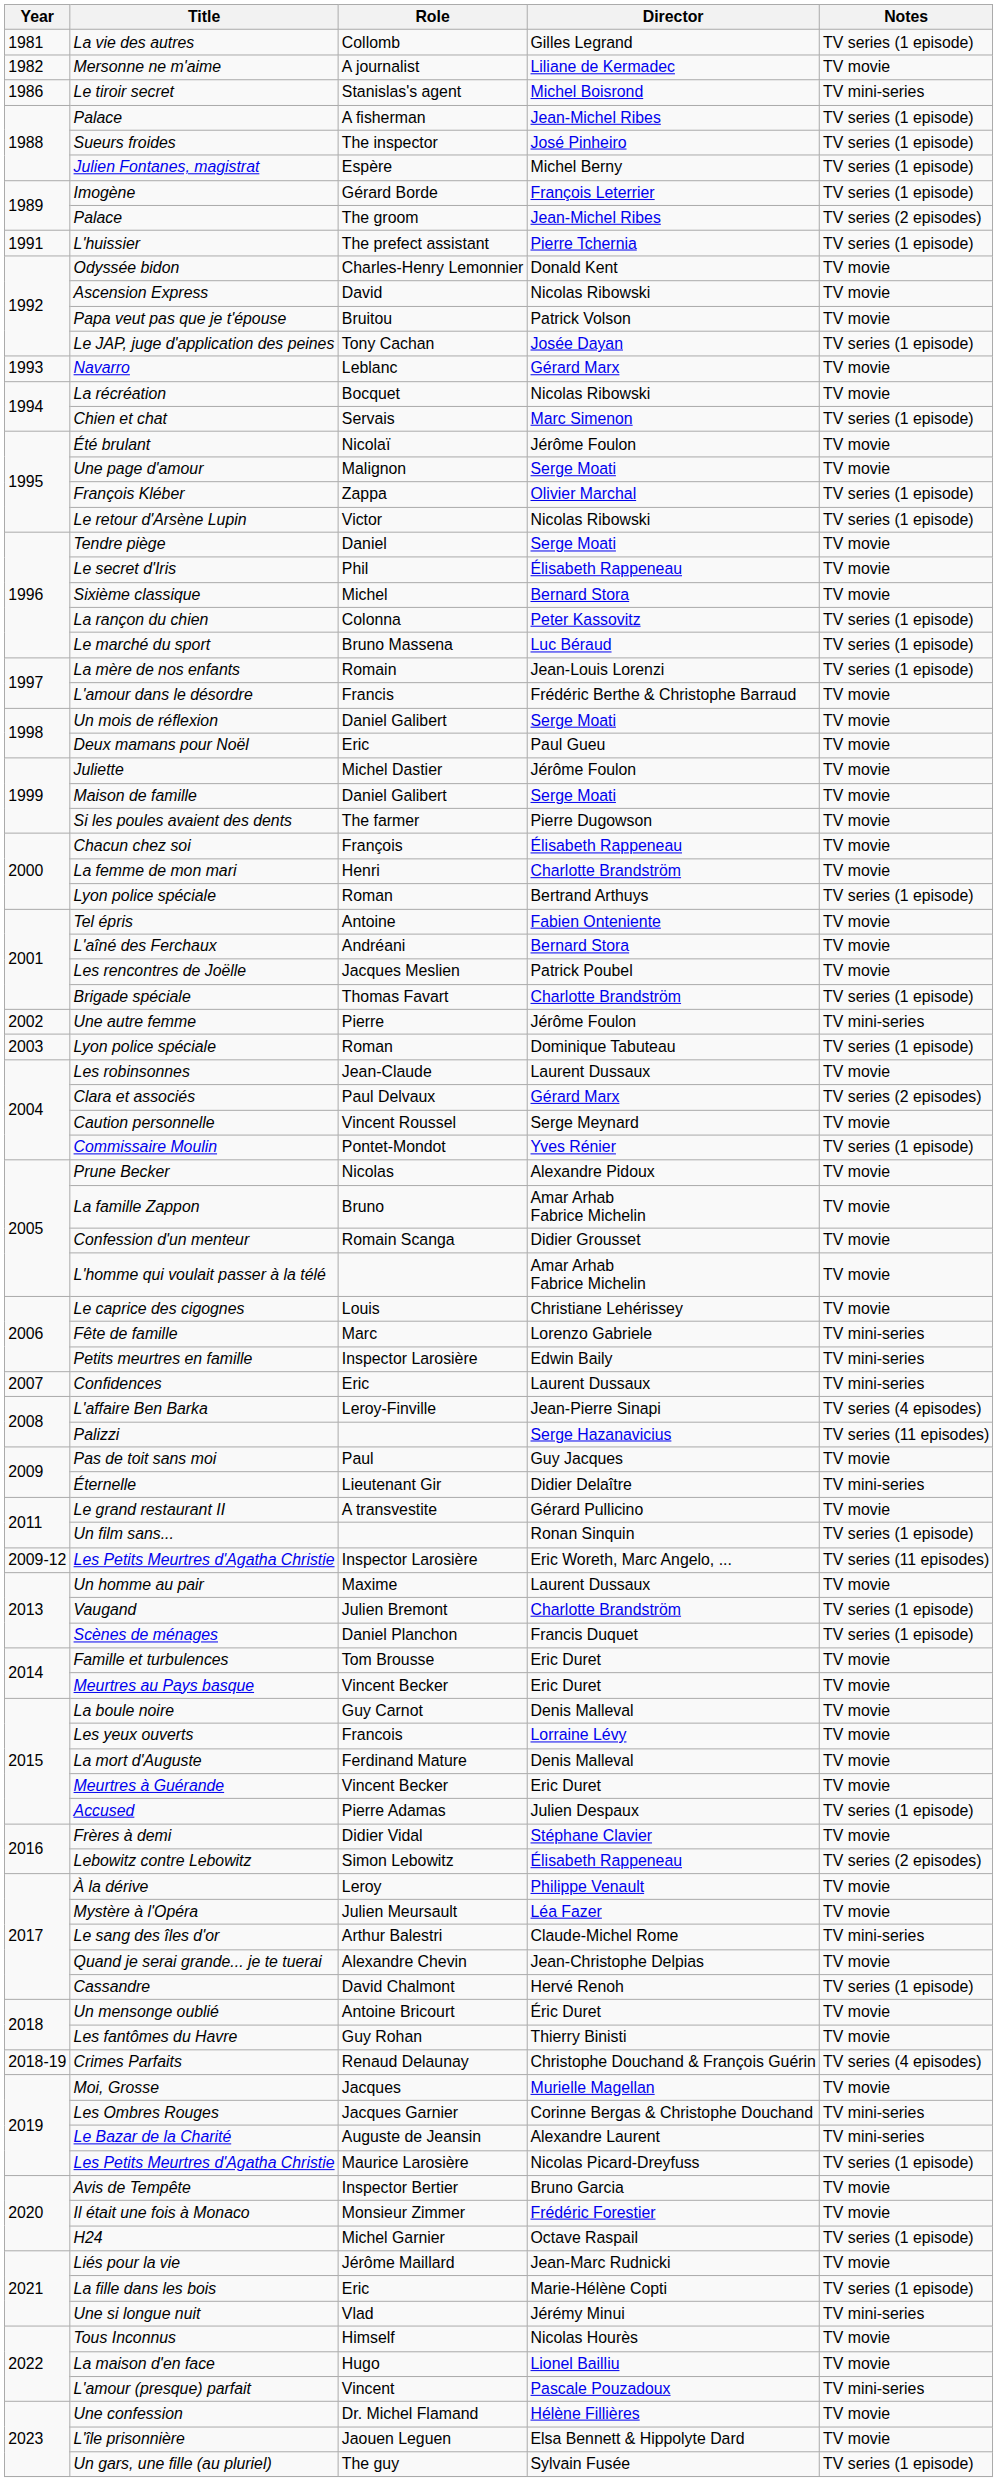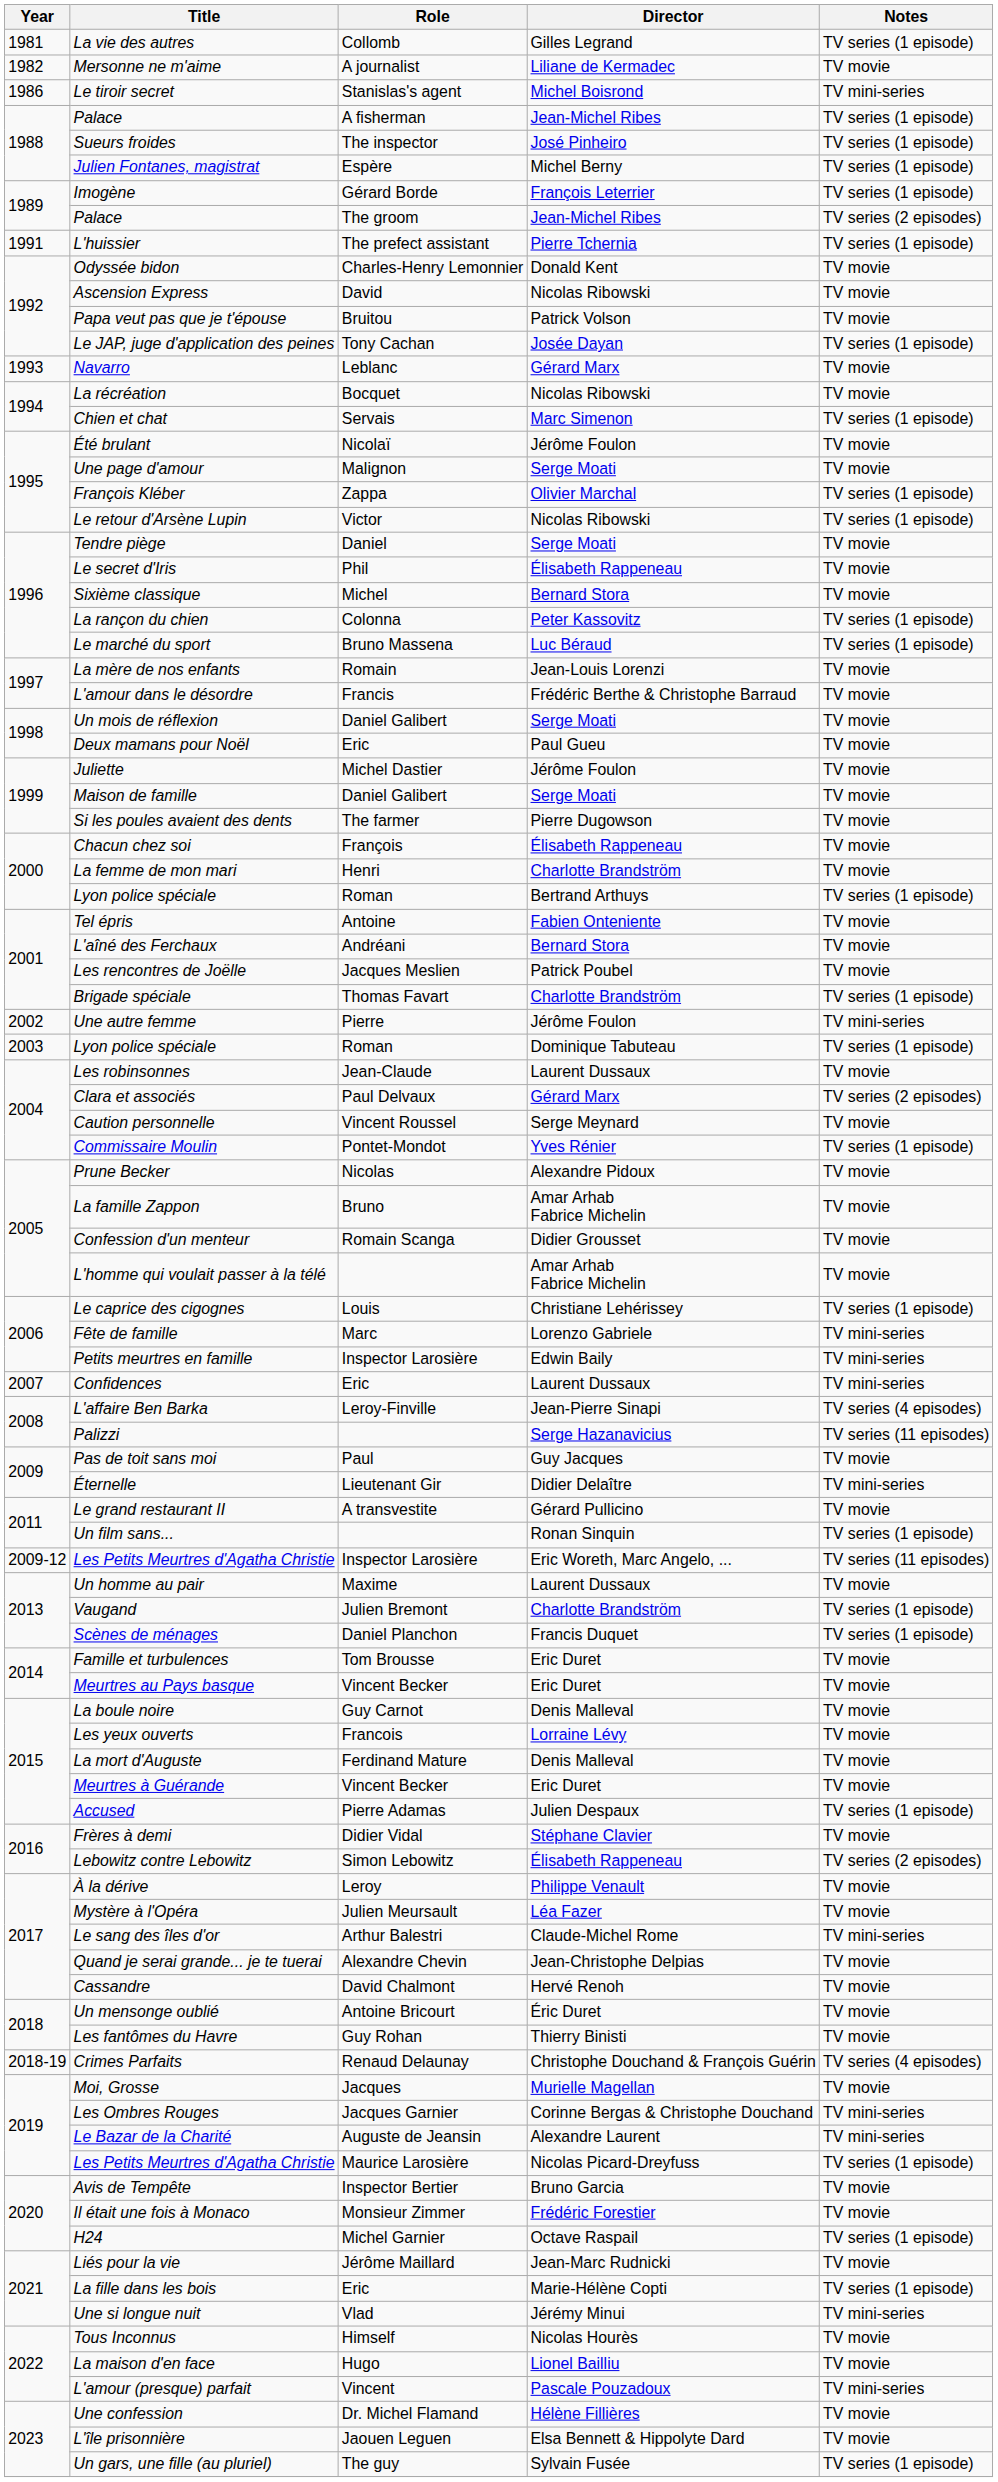(898, 670) TV series (1 episode) -> (857, 670) TV movie
(857, 1308) TV movie -> (898, 1308) TV series (1 episode)
(898, 1987) TV series (1 episode) -> (857, 1987) TV movie
